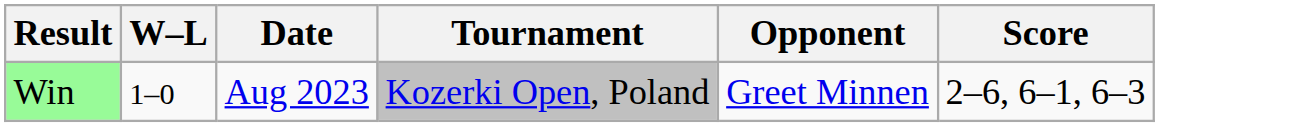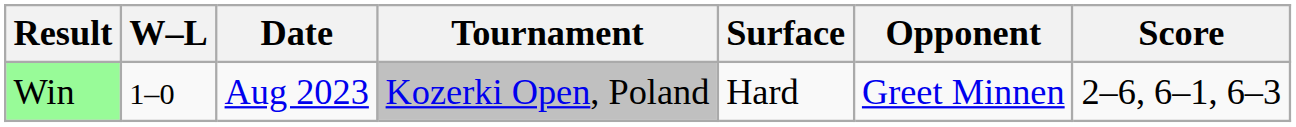+ column: (786, 33)
